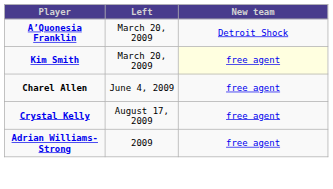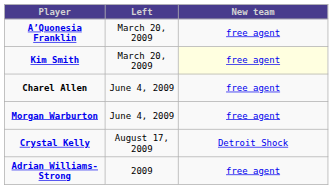(253, 33) Detroit Shock -> (253, 33) free agent
+ row: (55, 116)
(253, 116) free agent -> (253, 143) Detroit Shock
